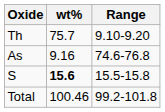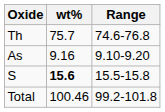(122, 35) 9.10-9.20 -> (122, 35) 74.6-76.8
(122, 55) 74.6-76.8 -> (122, 55) 9.10-9.20
